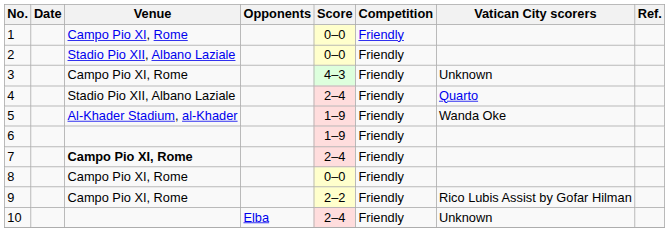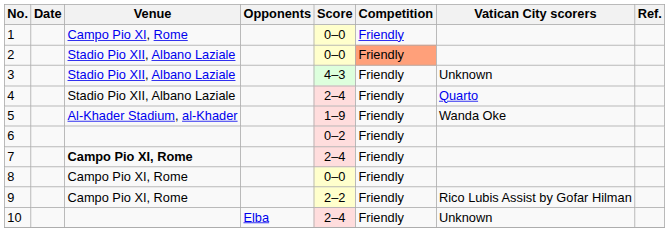(381, 55) no background -> (381, 55) lightsalmon background
(128, 75) Campo Pio XI, Rome -> (152, 75) Stadio Pio XII, Albano Laziale
(335, 136) 1–9 -> (335, 136) 0–2
